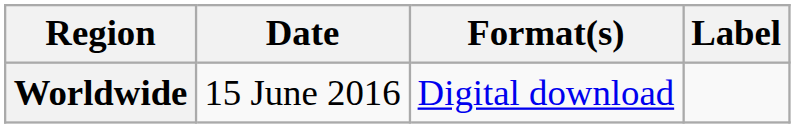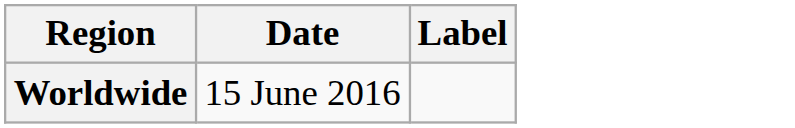- column: (546, 33)
